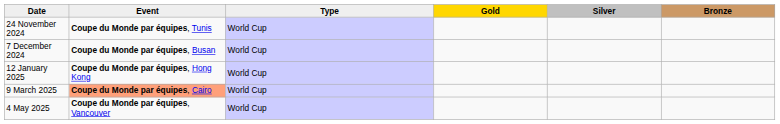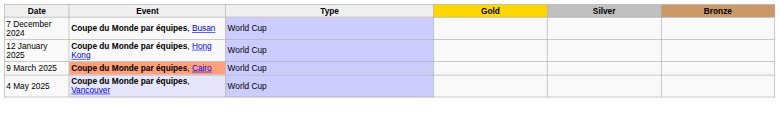- row: (31, 28)
(130, 108) no background -> (130, 86) lavender background
